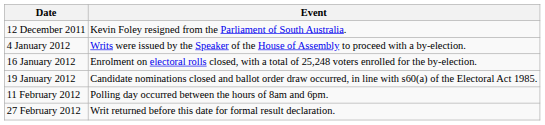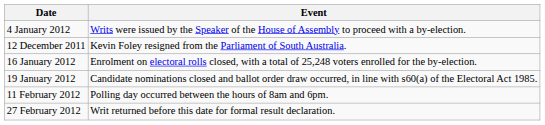rows swapped: (46, 29) <-> (38, 45)
